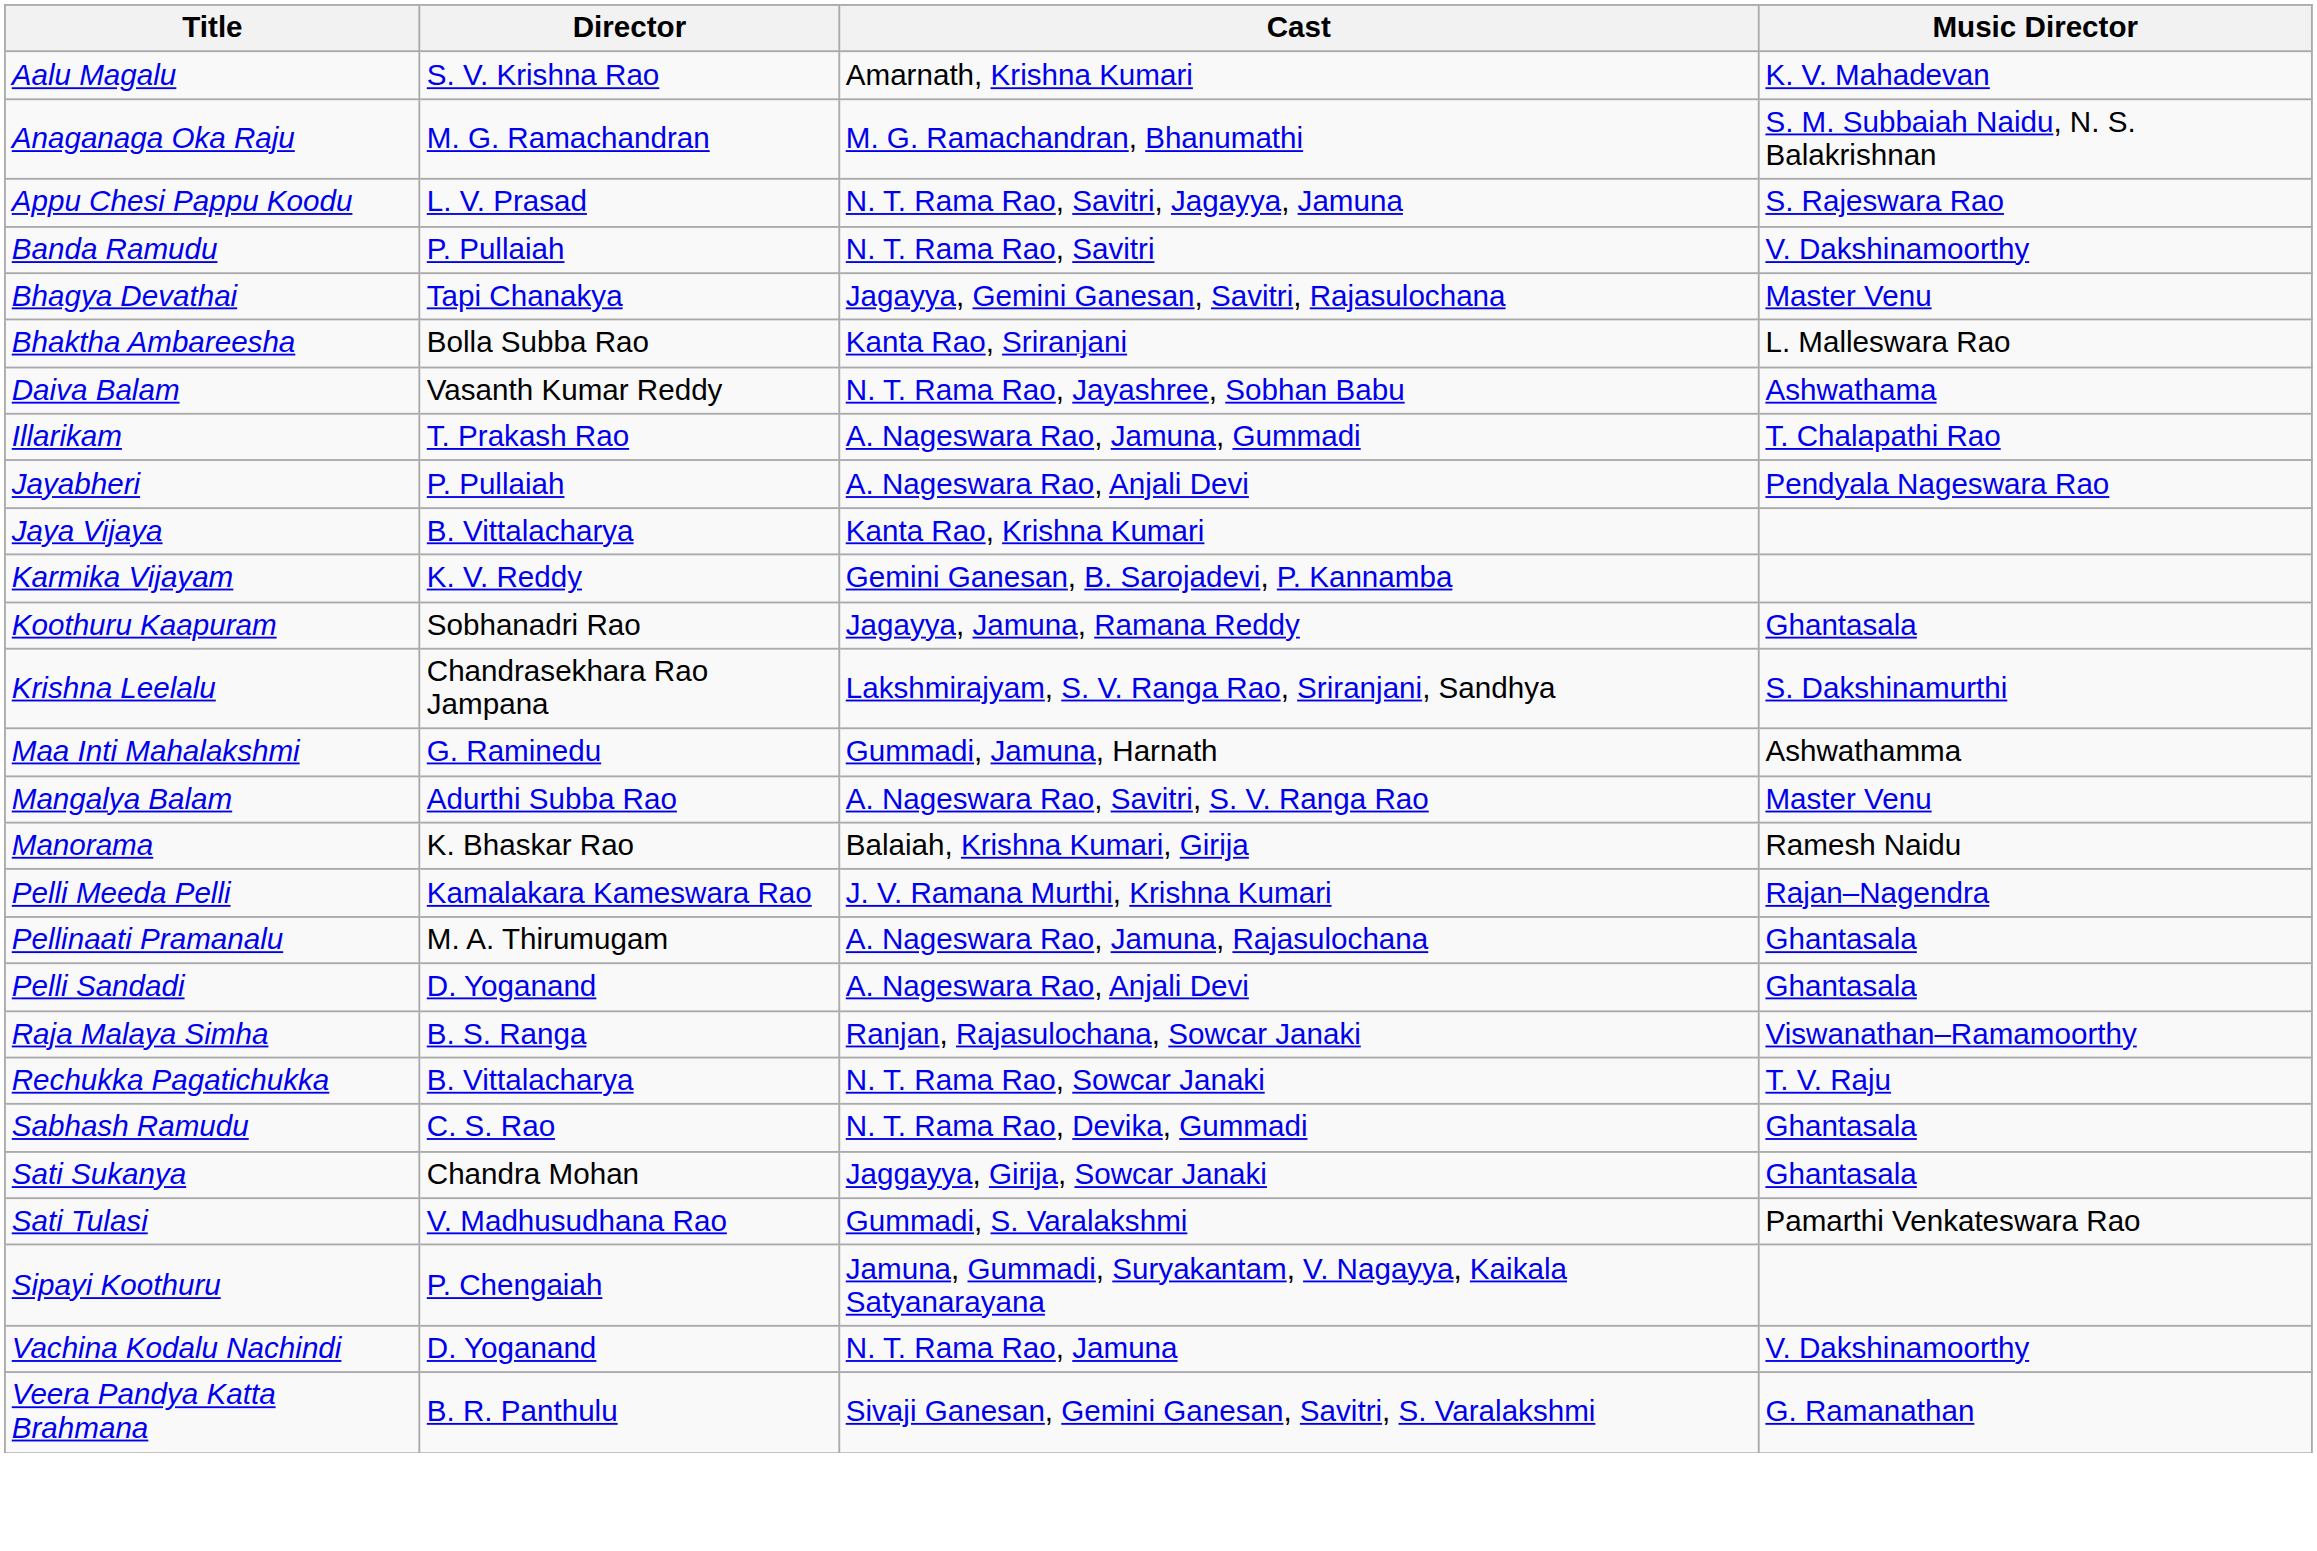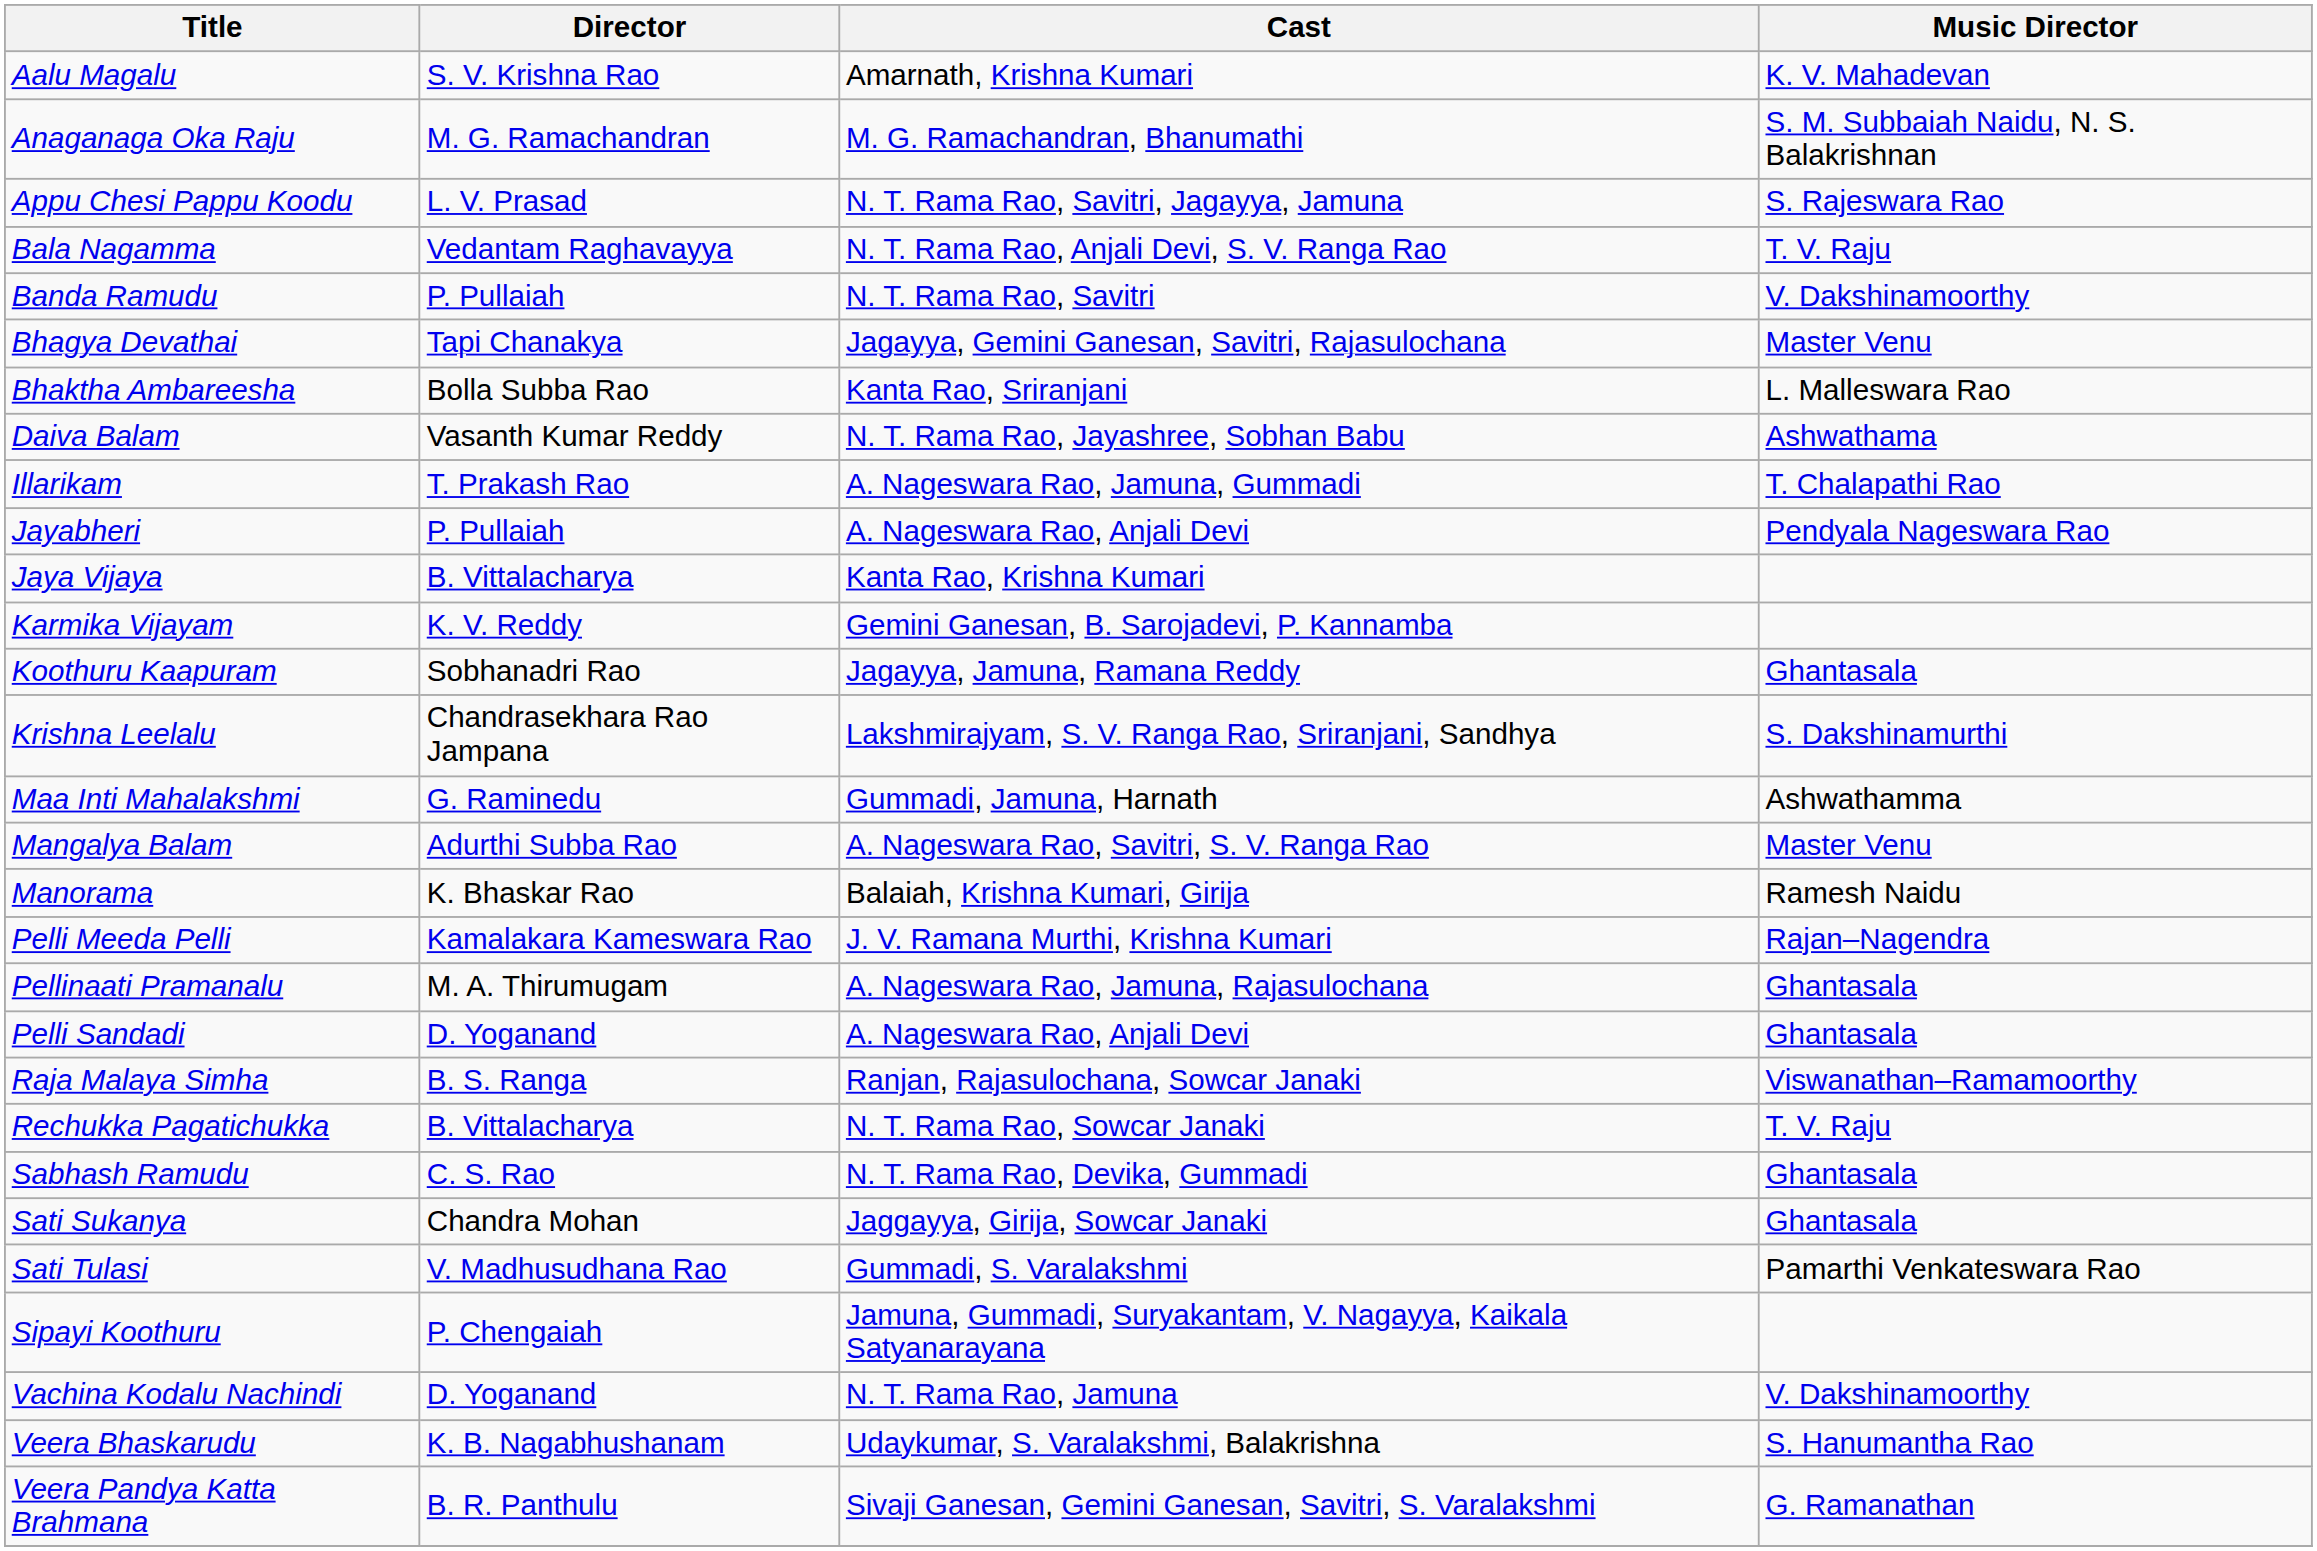+ row: (114, 249)
+ row: (134, 1442)
